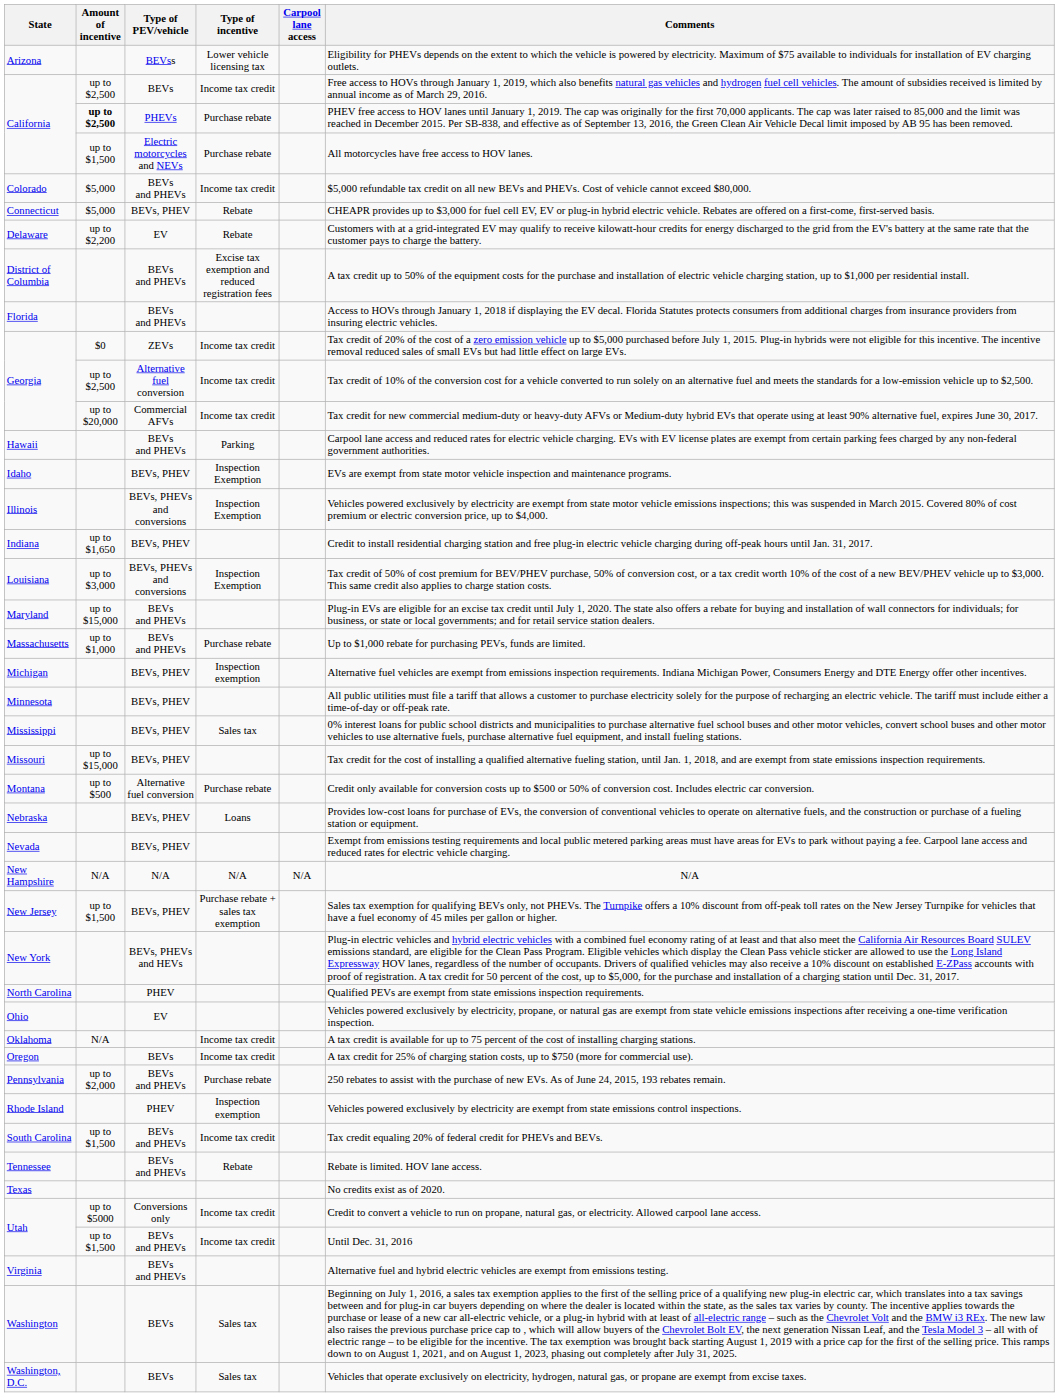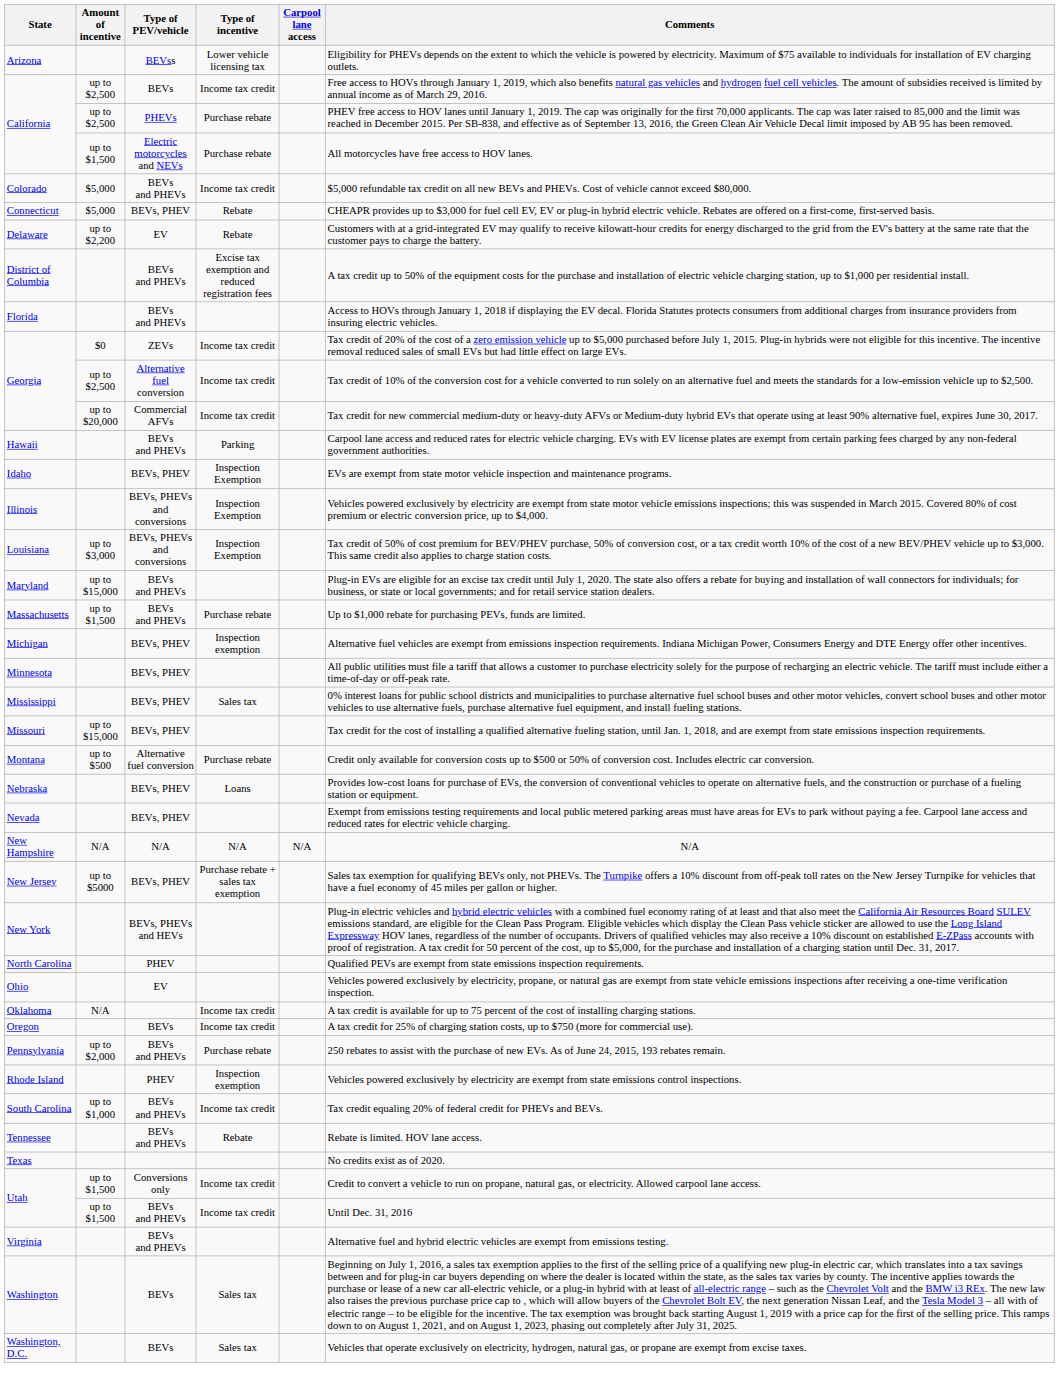(100, 118) bold -> (100, 118) normal
- row: (23, 544)
(100, 643) up to $1,000 -> (100, 614) up to $1,500
(100, 911) up to $1,500 -> (100, 882) up to $5000
(100, 1137) up to $1,500 -> (100, 1108) up to $1,000
(100, 1212) up to $5000 -> (100, 1183) up to $1,500
